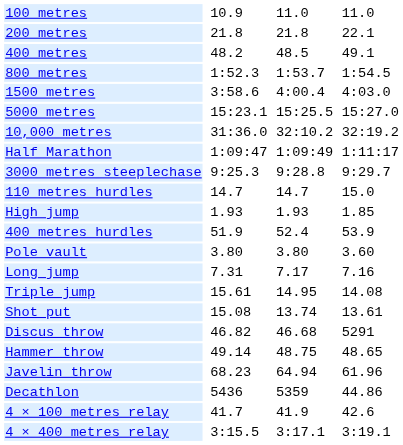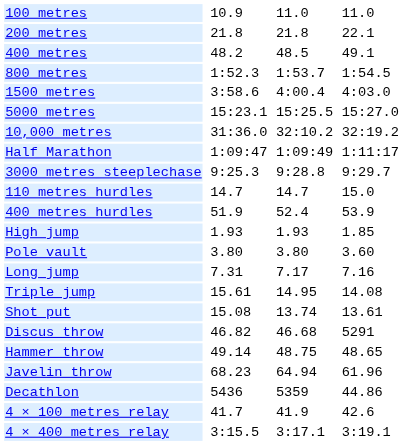rows swapped: (79, 232) <-> (42, 213)
